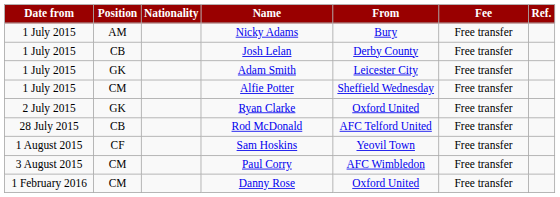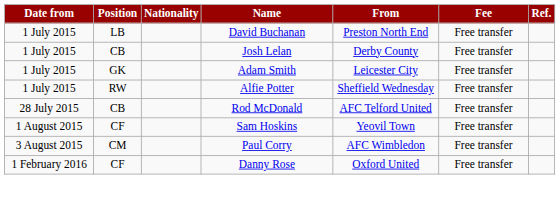- row: (267, 32)
+ row: (267, 32)
(118, 88) CM -> (118, 88) RW
- row: (267, 107)
(118, 183) CM -> (118, 164) CF
